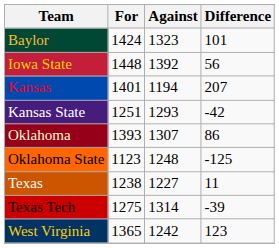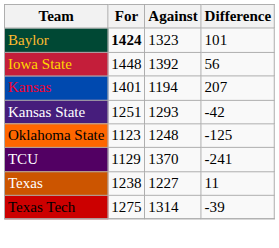(126, 40) normal -> (126, 40) bold
- row: (39, 135)
+ row: (23, 159)
- row: (49, 231)
